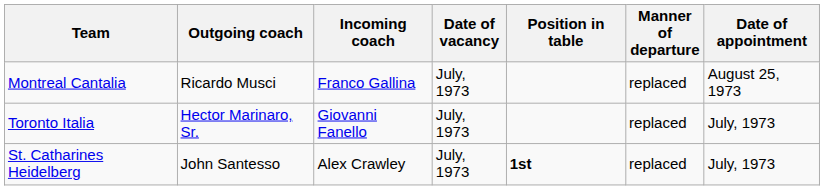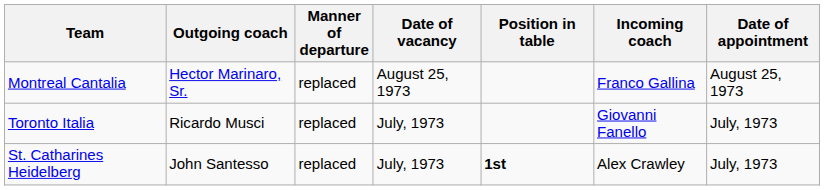columns swapped: (665, 33) <-> (373, 33)
(228, 82) Ricardo Musci -> (225, 82) Hector Marinaro, Sr.
(453, 82) July, 1973 -> (413, 82) August 25, 1973
(237, 123) Hector Marinaro, Sr. -> (217, 123) Ricardo Musci
